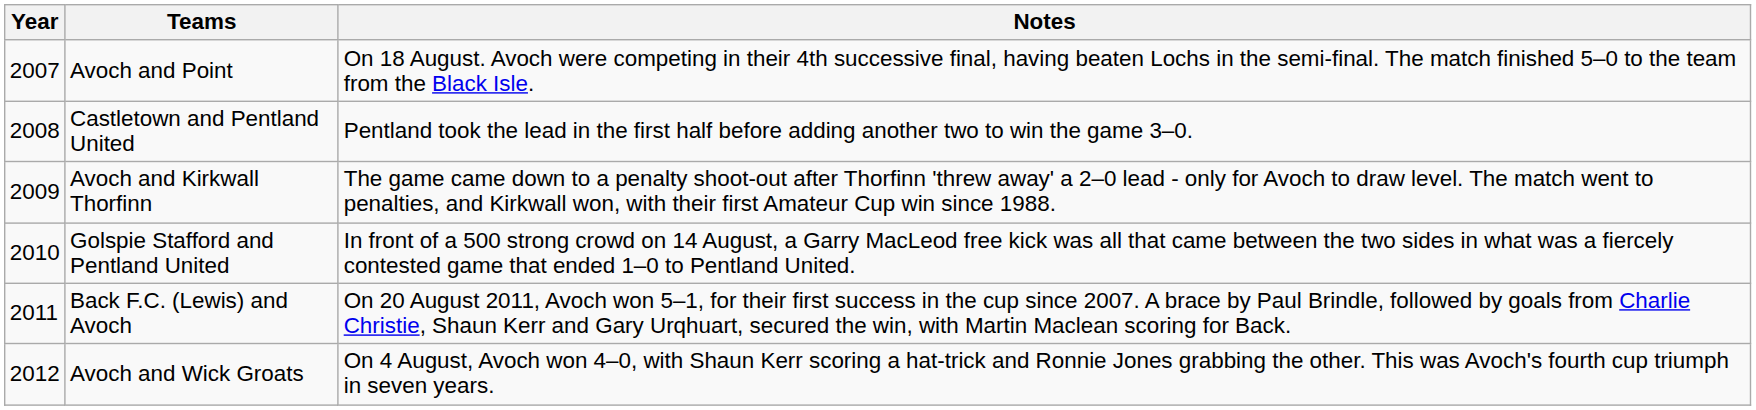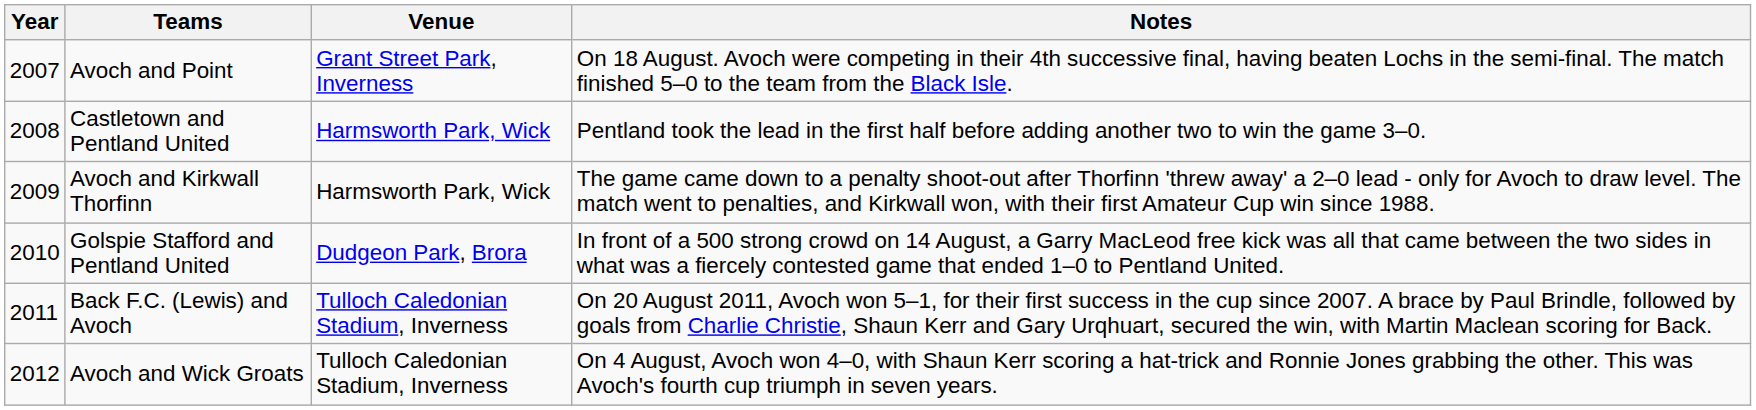+ column: (441, 22)
